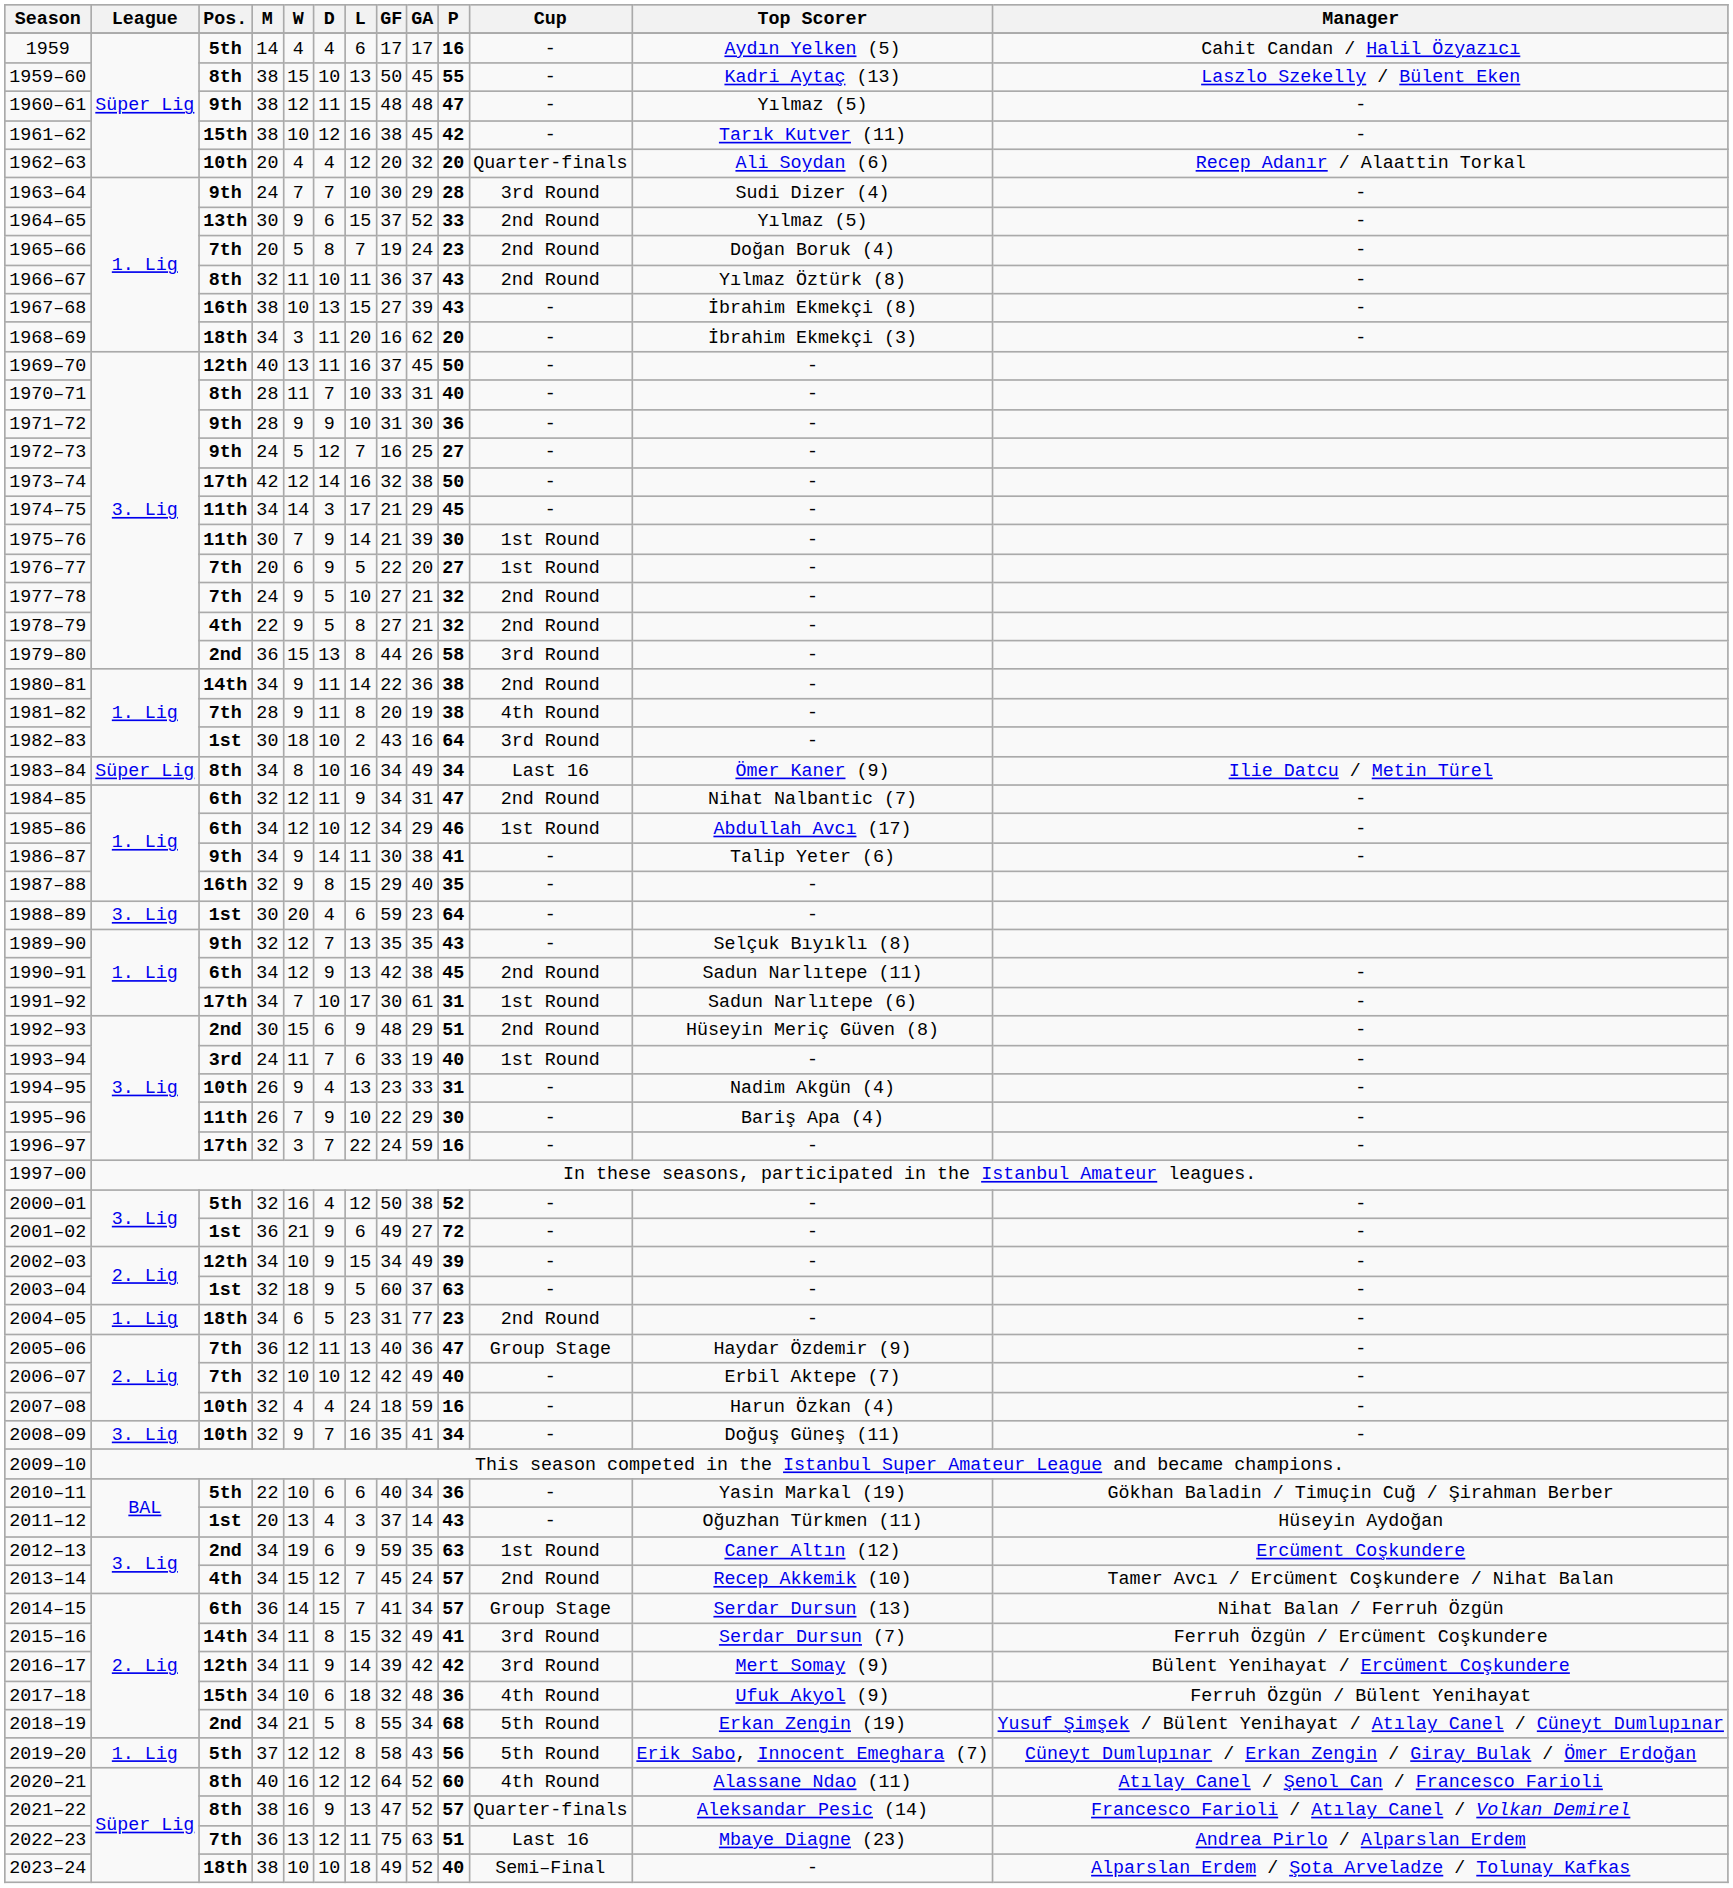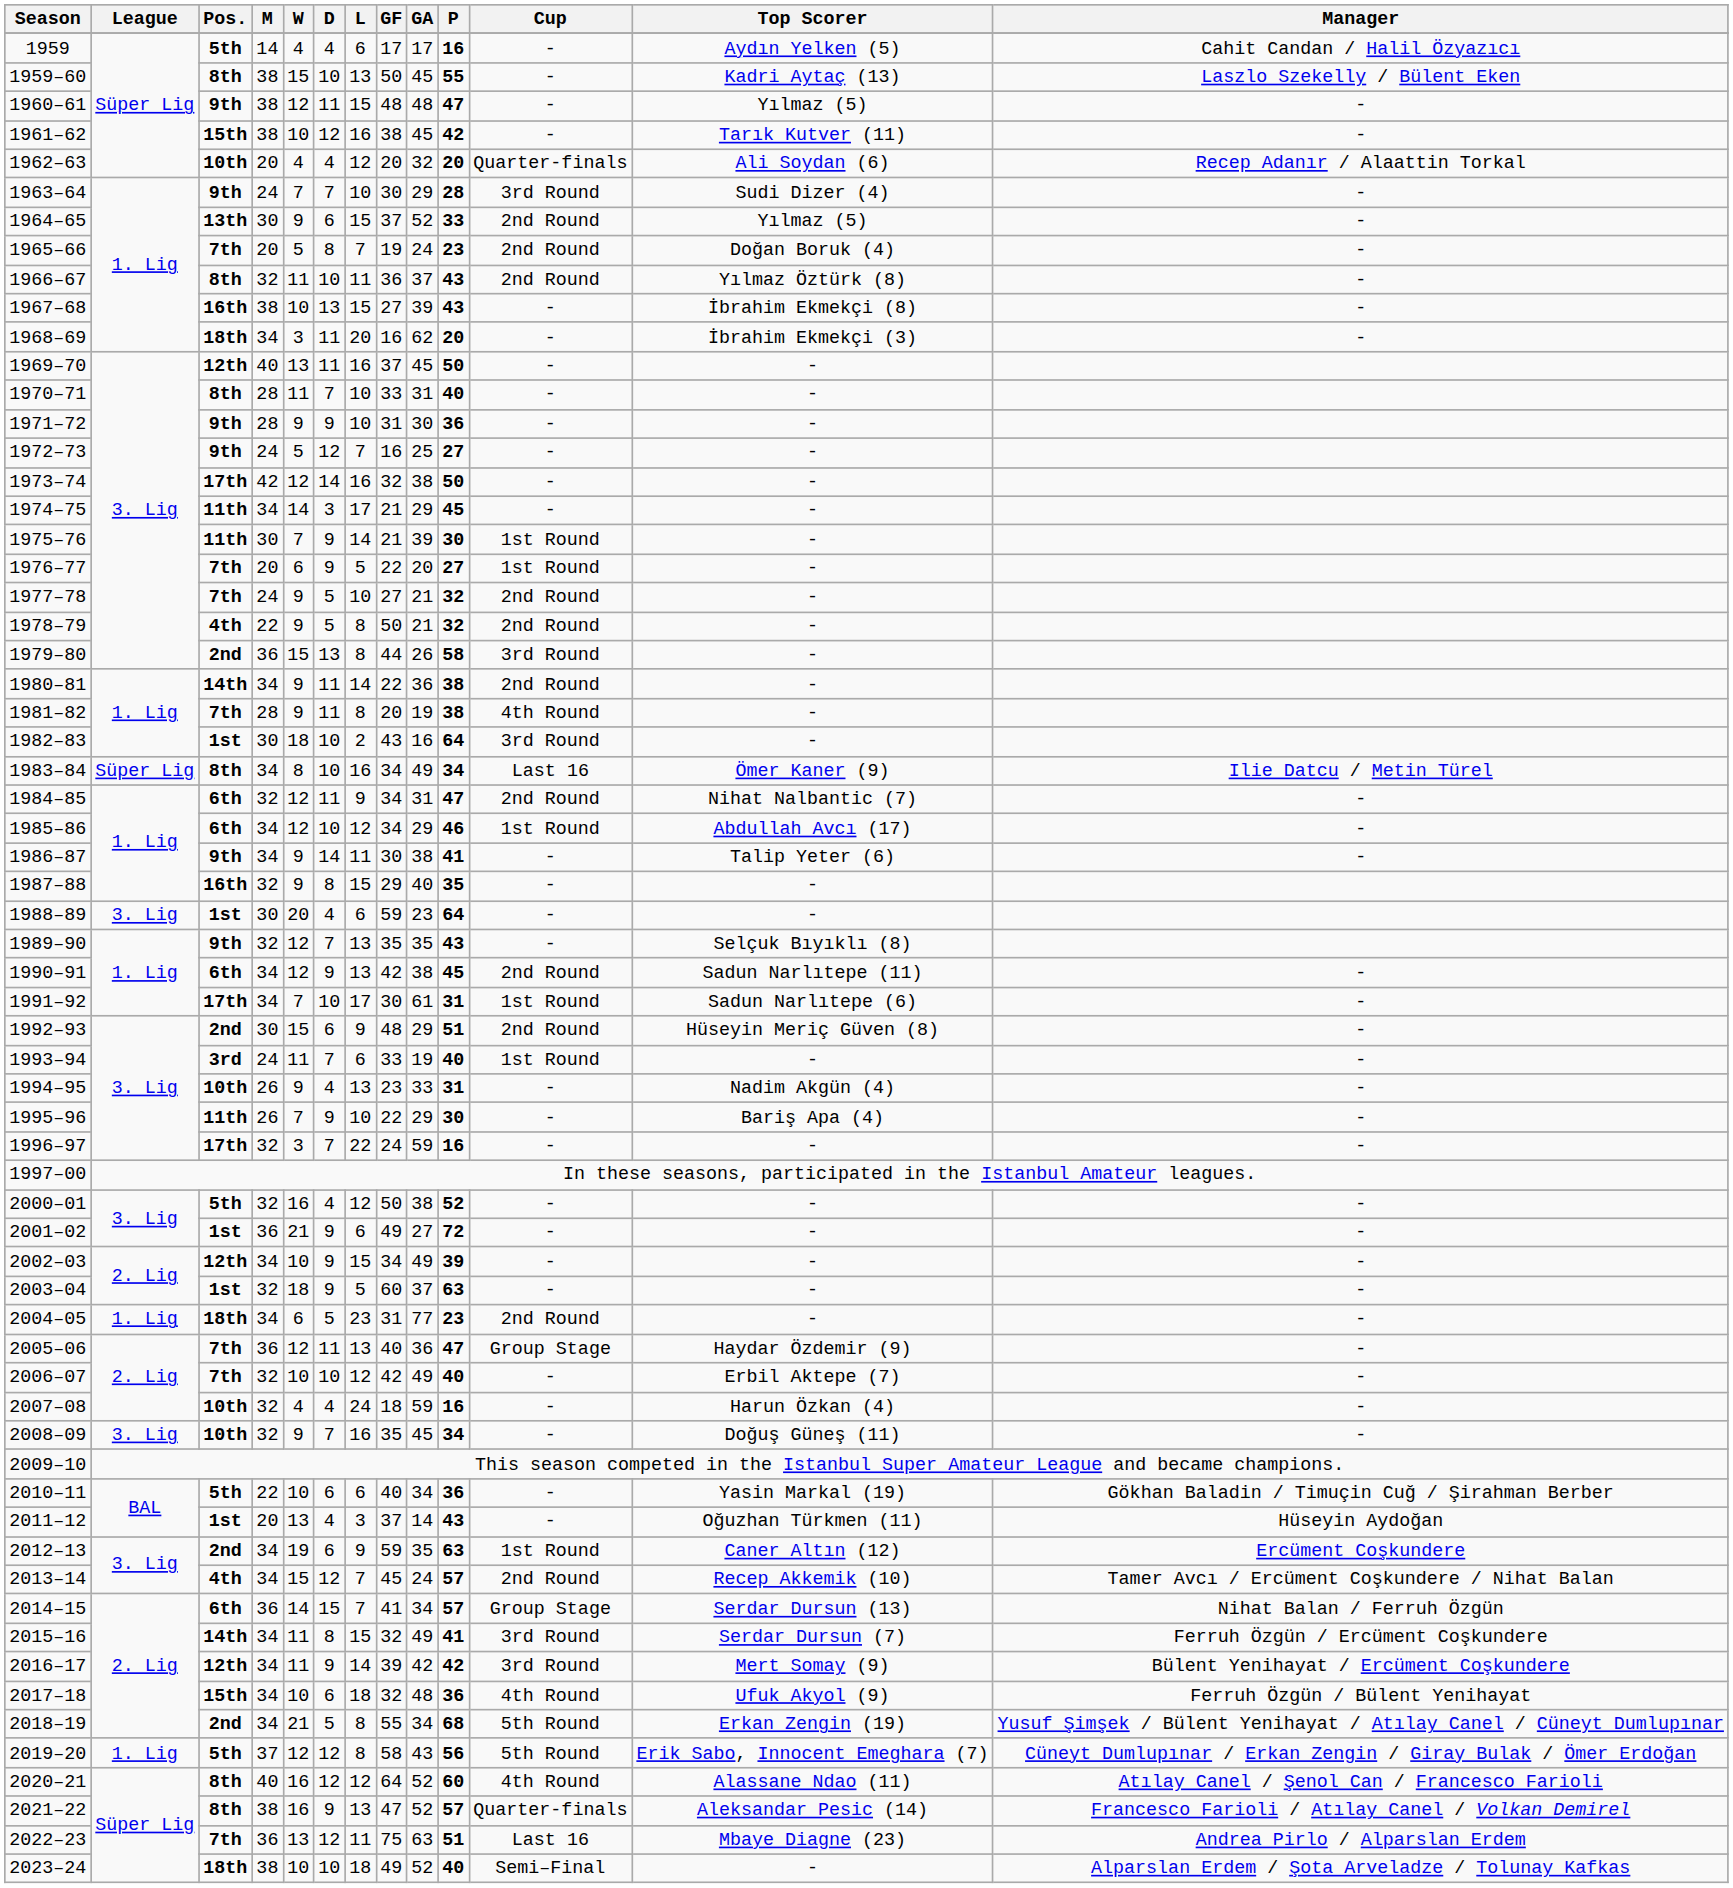(391, 626) 27 -> (391, 626) 50
(422, 1435) 41 -> (422, 1435) 45
